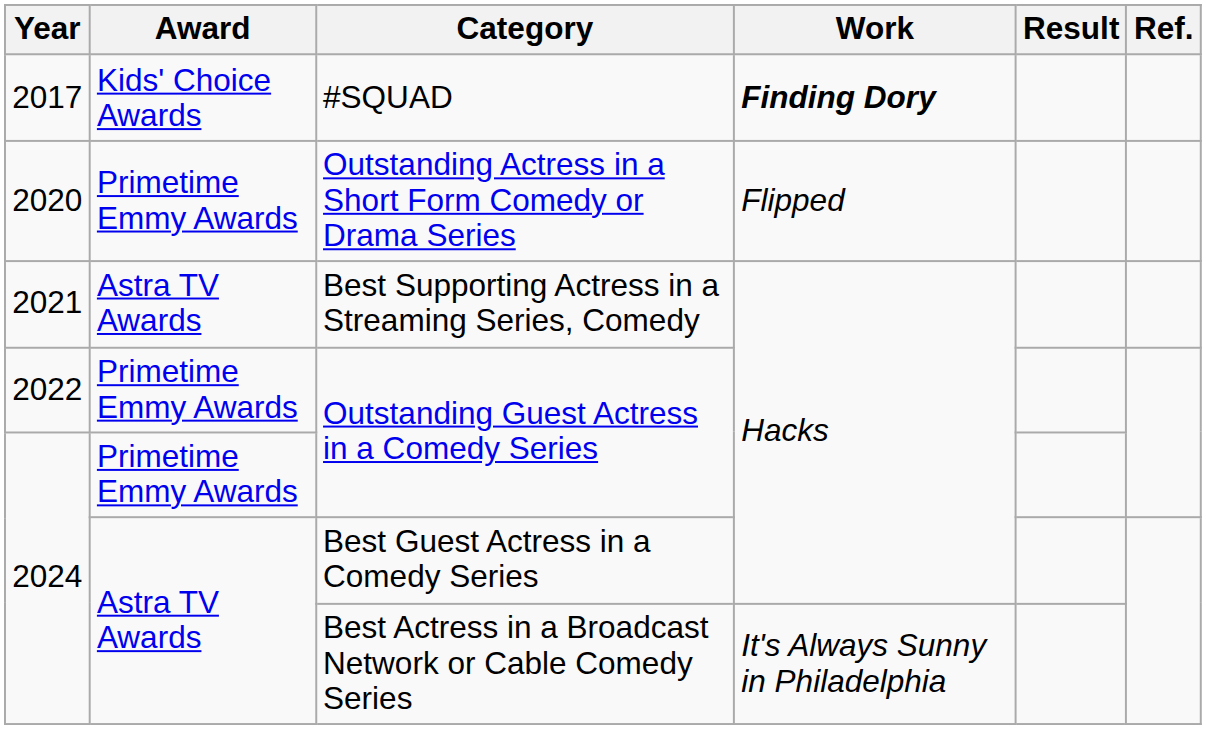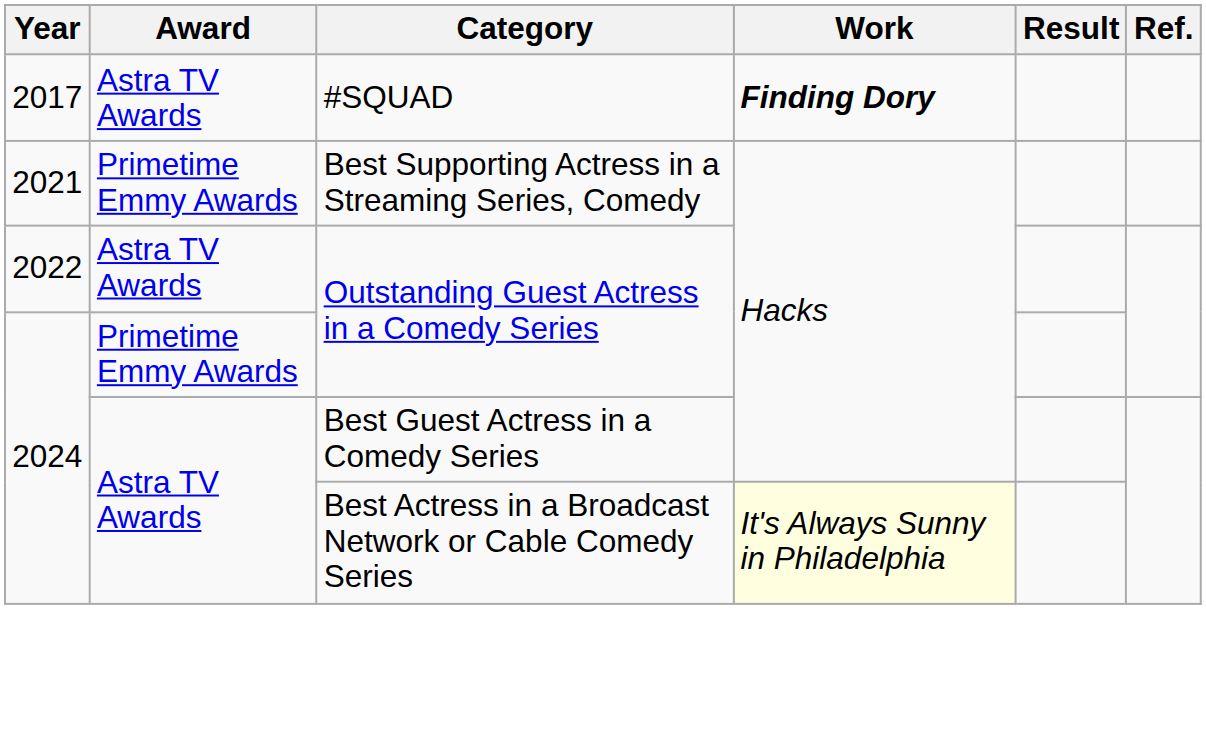(184, 97) Kids' Choice Awards -> (158, 97) Astra TV Awards
- row: (47, 200)
(158, 303) Astra TV Awards -> (197, 182) Primetime Emmy Awards
(197, 389) Primetime Emmy Awards -> (158, 268) Astra TV Awards
(864, 663) no background -> (863, 542) lightyellow background
